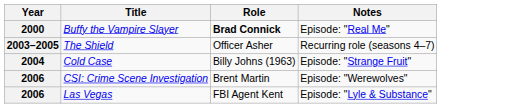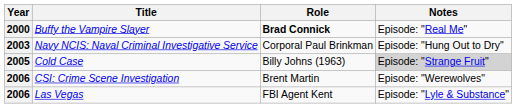+ row: (146, 45)
- row: (88, 45)
(33, 62) 2004 -> (18, 62) 2005
(356, 62) no background -> (433, 62) lightgrey background
